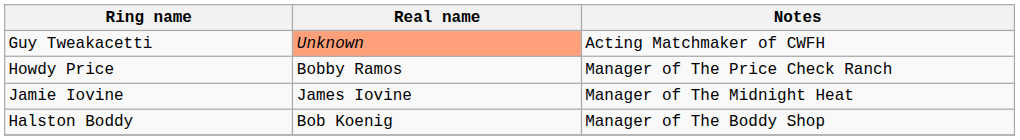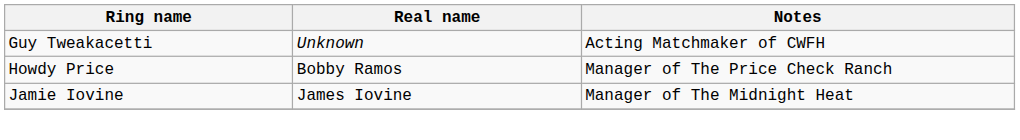(330, 44) lightsalmon background -> (330, 44) no background
- row: (71, 122)
